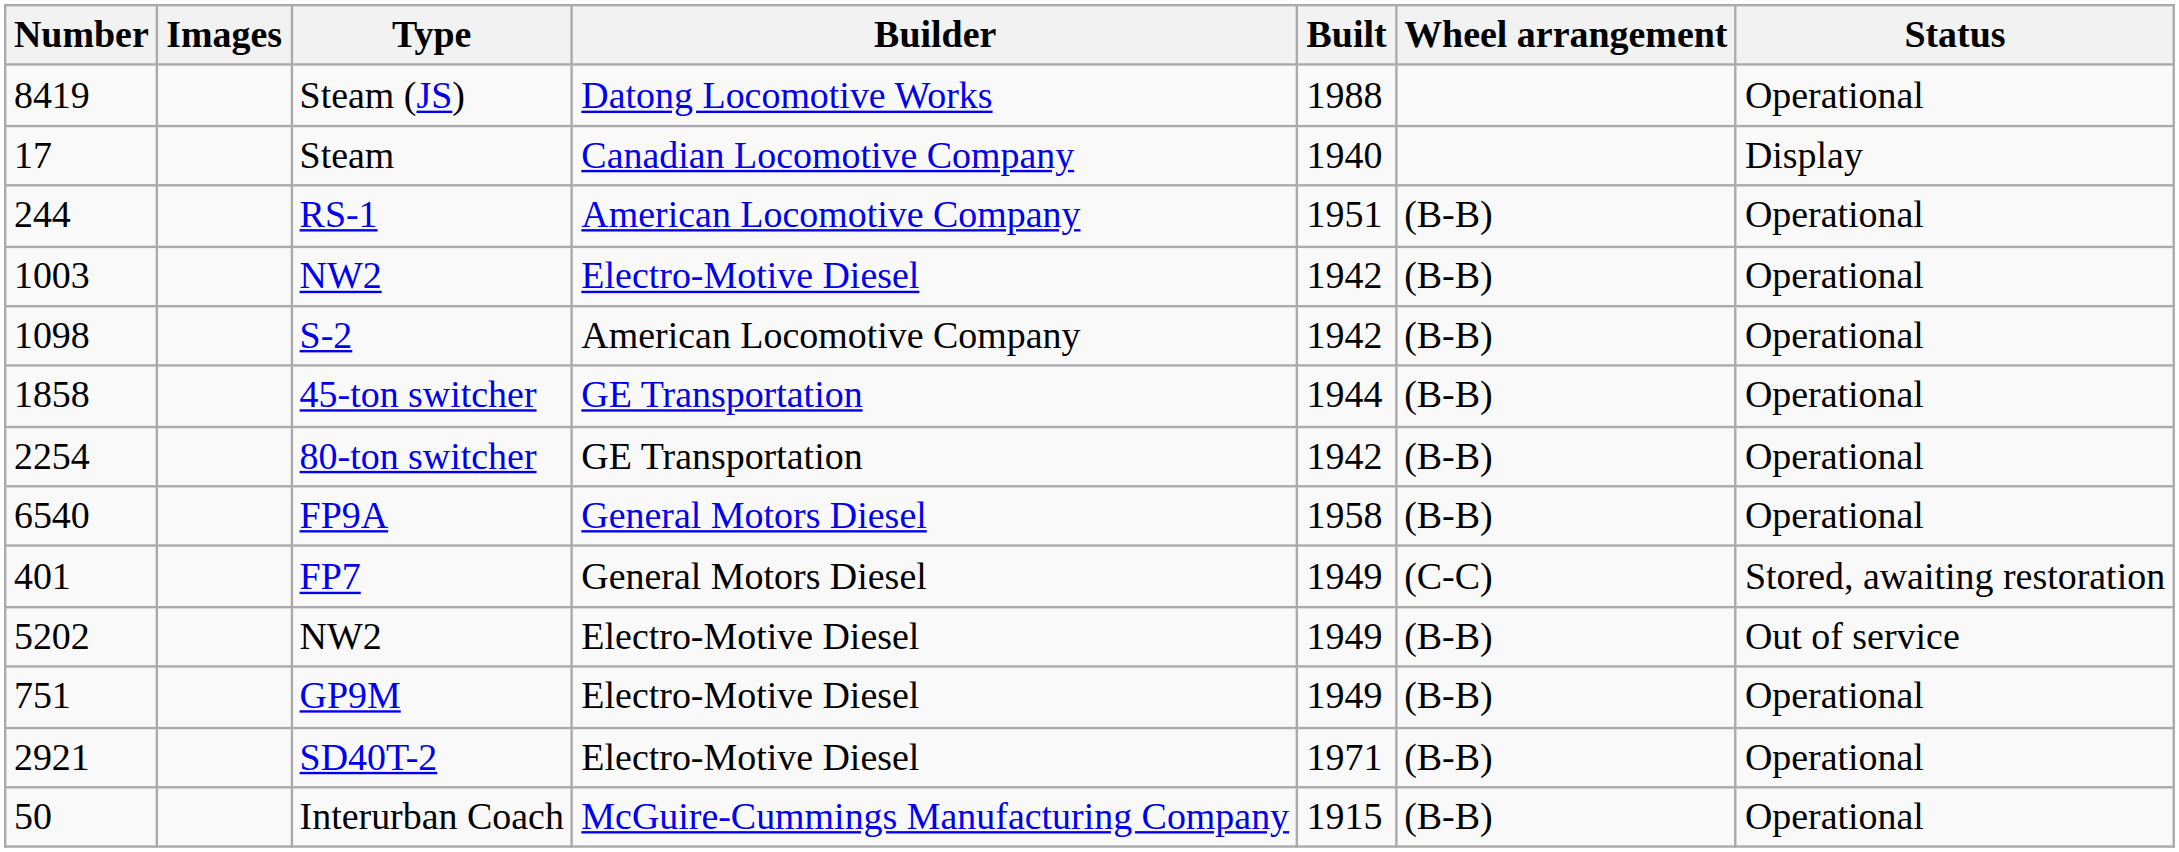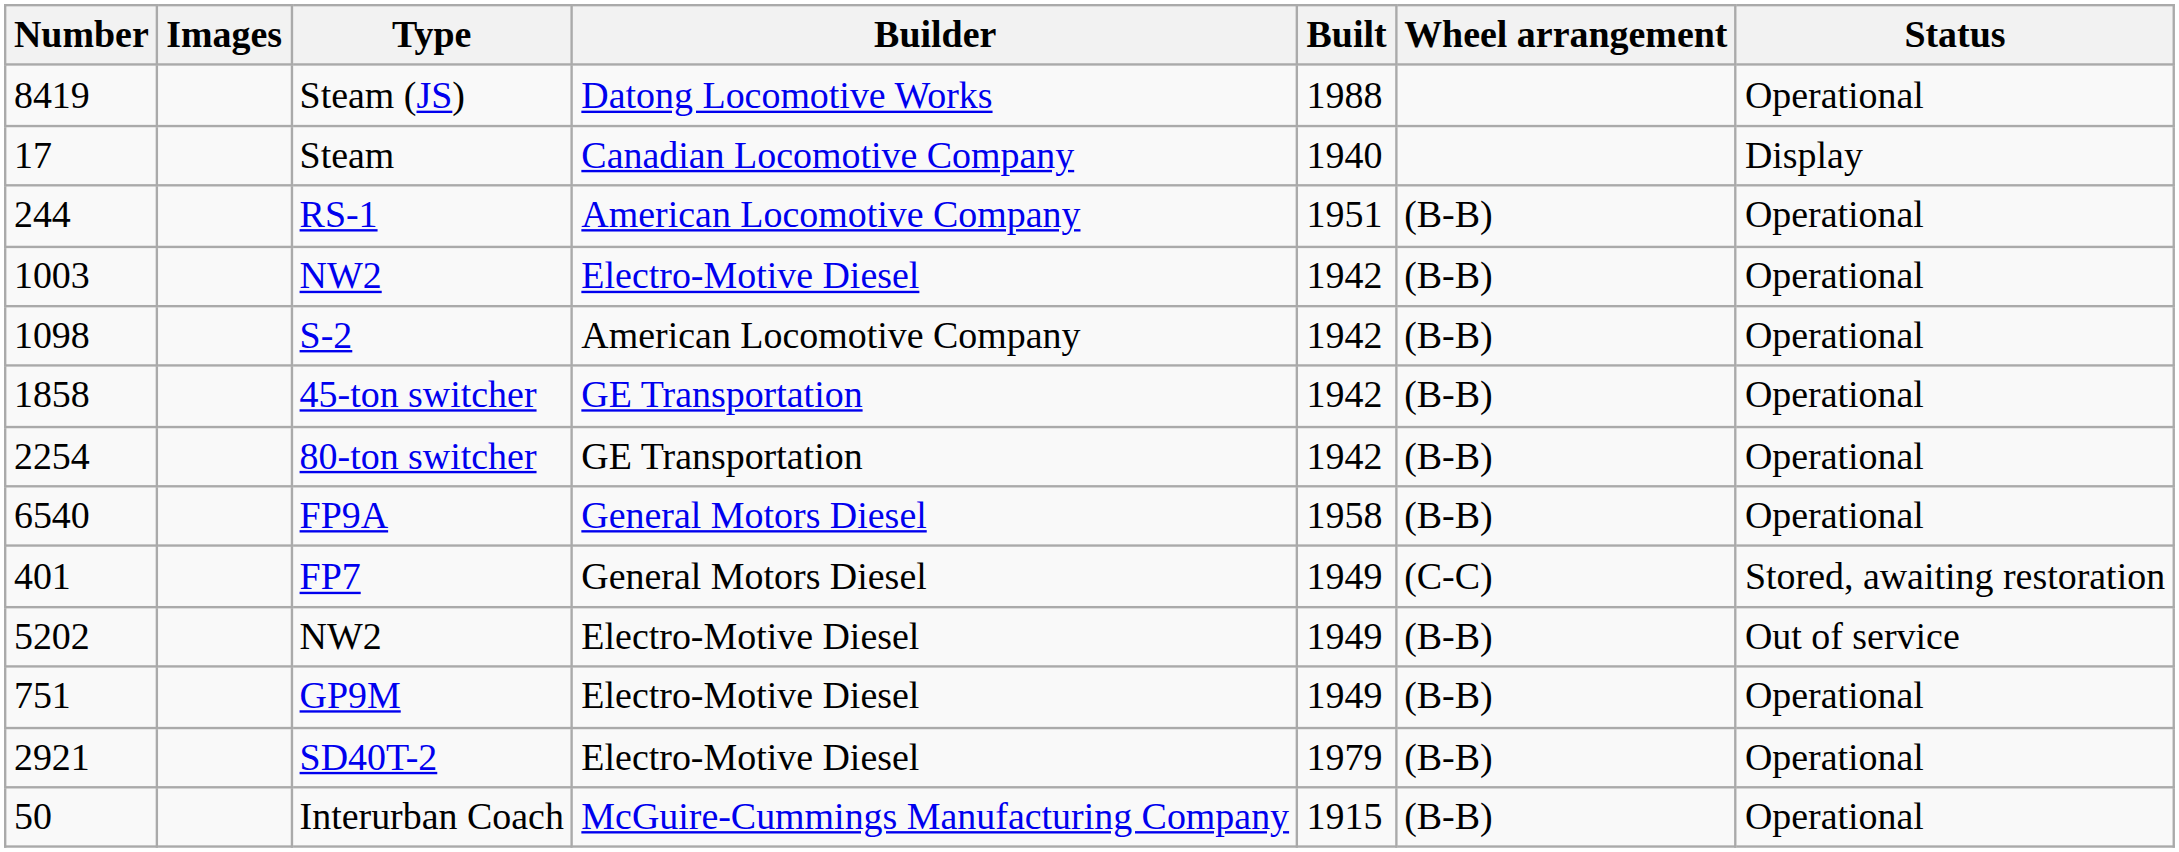(1344, 395) 1944 -> (1344, 395) 1942
(1344, 756) 1971 -> (1344, 756) 1979
